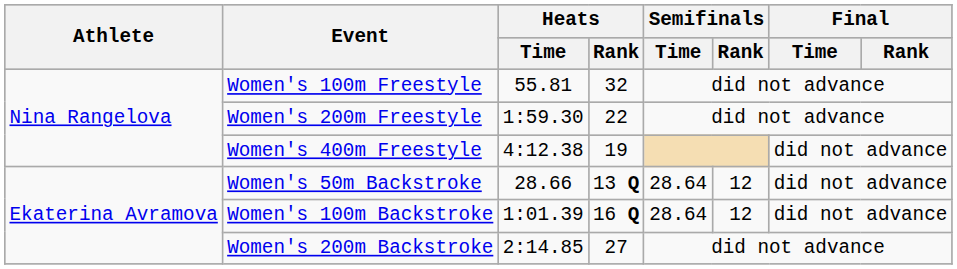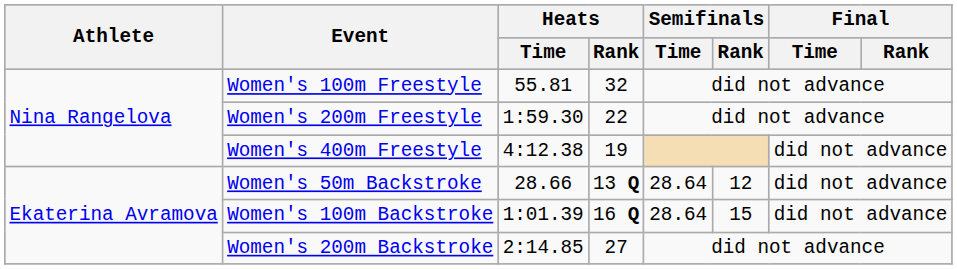(741, 215) 12 -> (741, 215) 15
